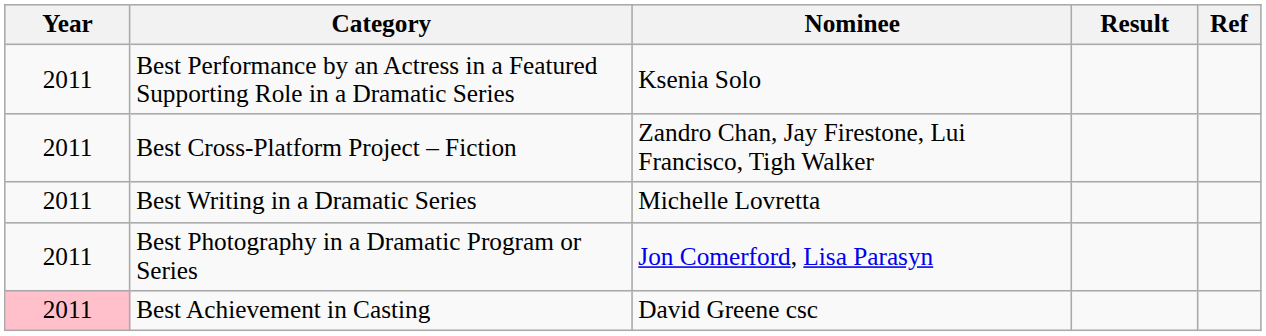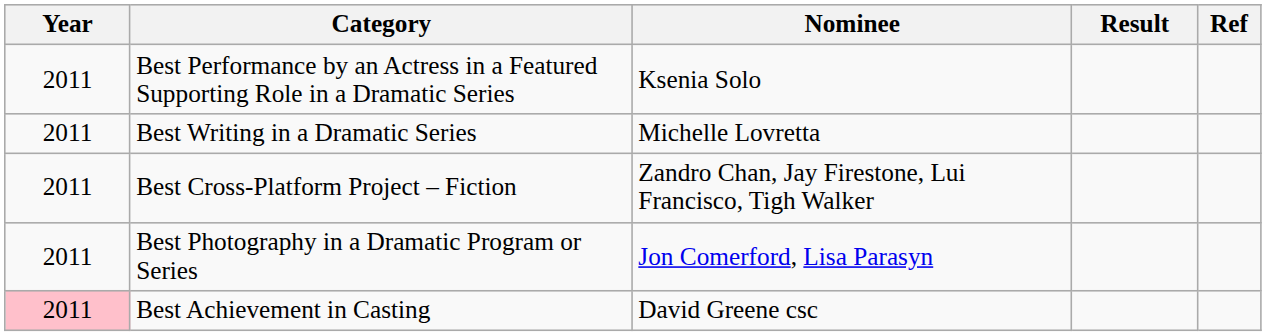rows swapped: (326, 147) <-> (306, 201)
